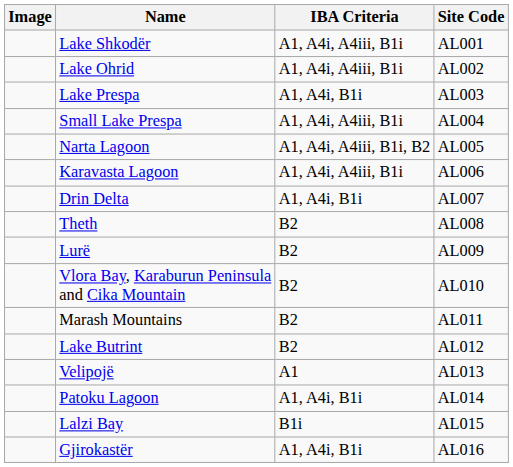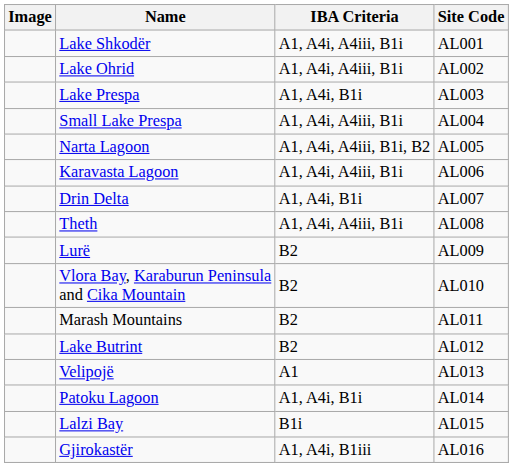(288, 224) B2 -> (341, 224) A1, A4i, A4iii, B1i
(321, 449) A1, A4i, B1i -> (325, 449) A1, A4i, B1iii
